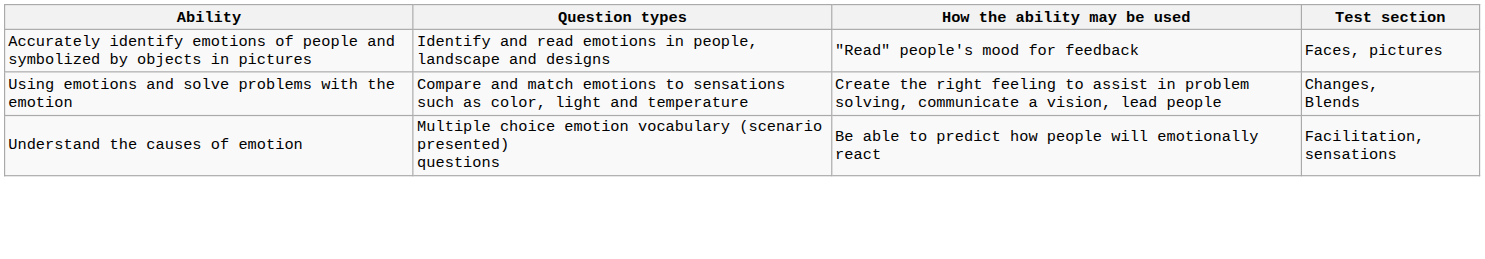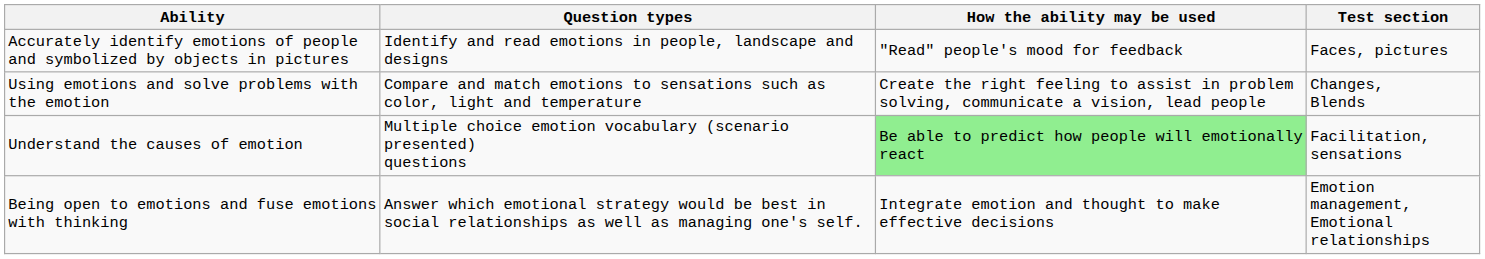(1047, 145) no background -> (1091, 145) lightgreen background
+ row: (192, 214)
